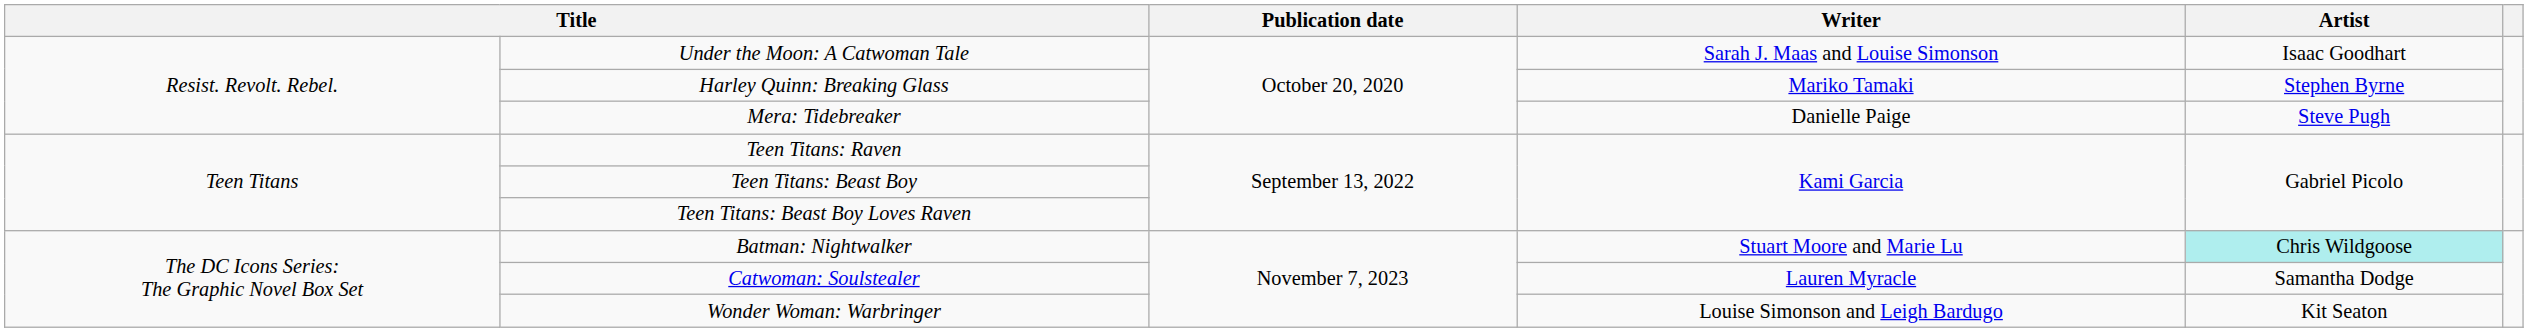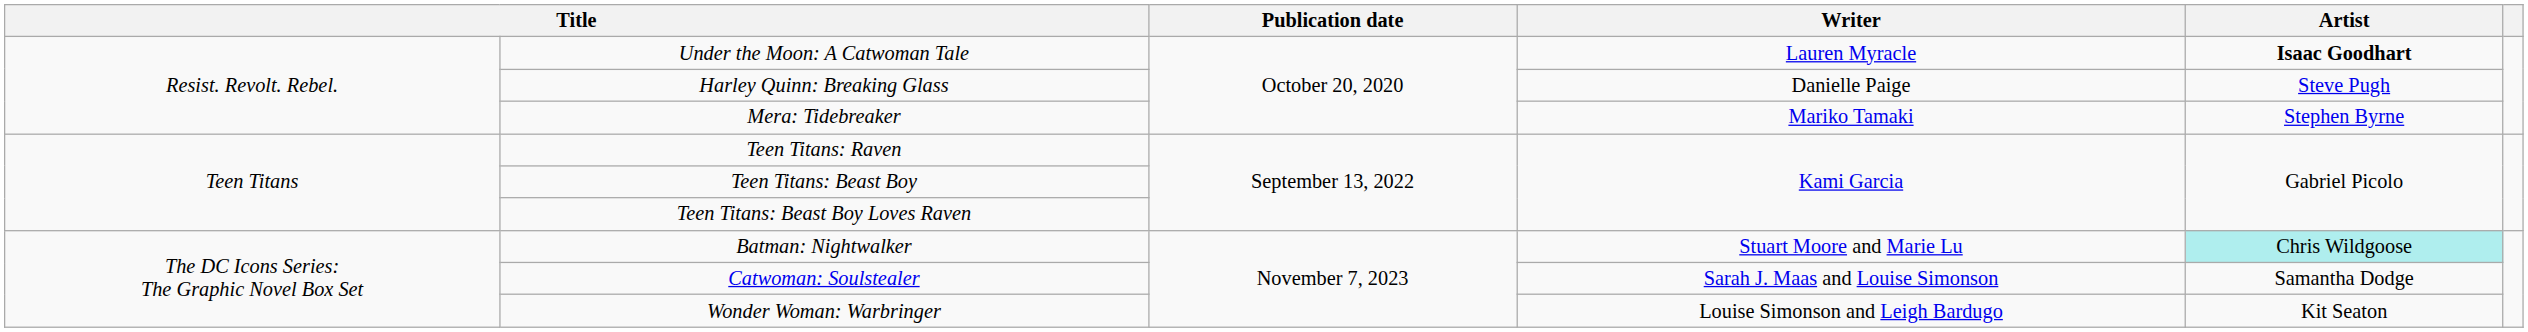(1851, 52) Sarah J. Maas and Louise Simonson -> (1851, 52) Lauren Myracle
(2344, 52) normal -> (2344, 52) bold
(1851, 85) Mariko Tamaki -> (1851, 85) Danielle Paige
(2344, 85) Stephen Byrne -> (2344, 85) Steve Pugh
(1851, 117) Danielle Paige -> (1851, 117) Mariko Tamaki
(2344, 117) Steve Pugh -> (2344, 117) Stephen Byrne
(1851, 278) Lauren Myracle -> (1851, 278) Sarah J. Maas and Louise Simonson
